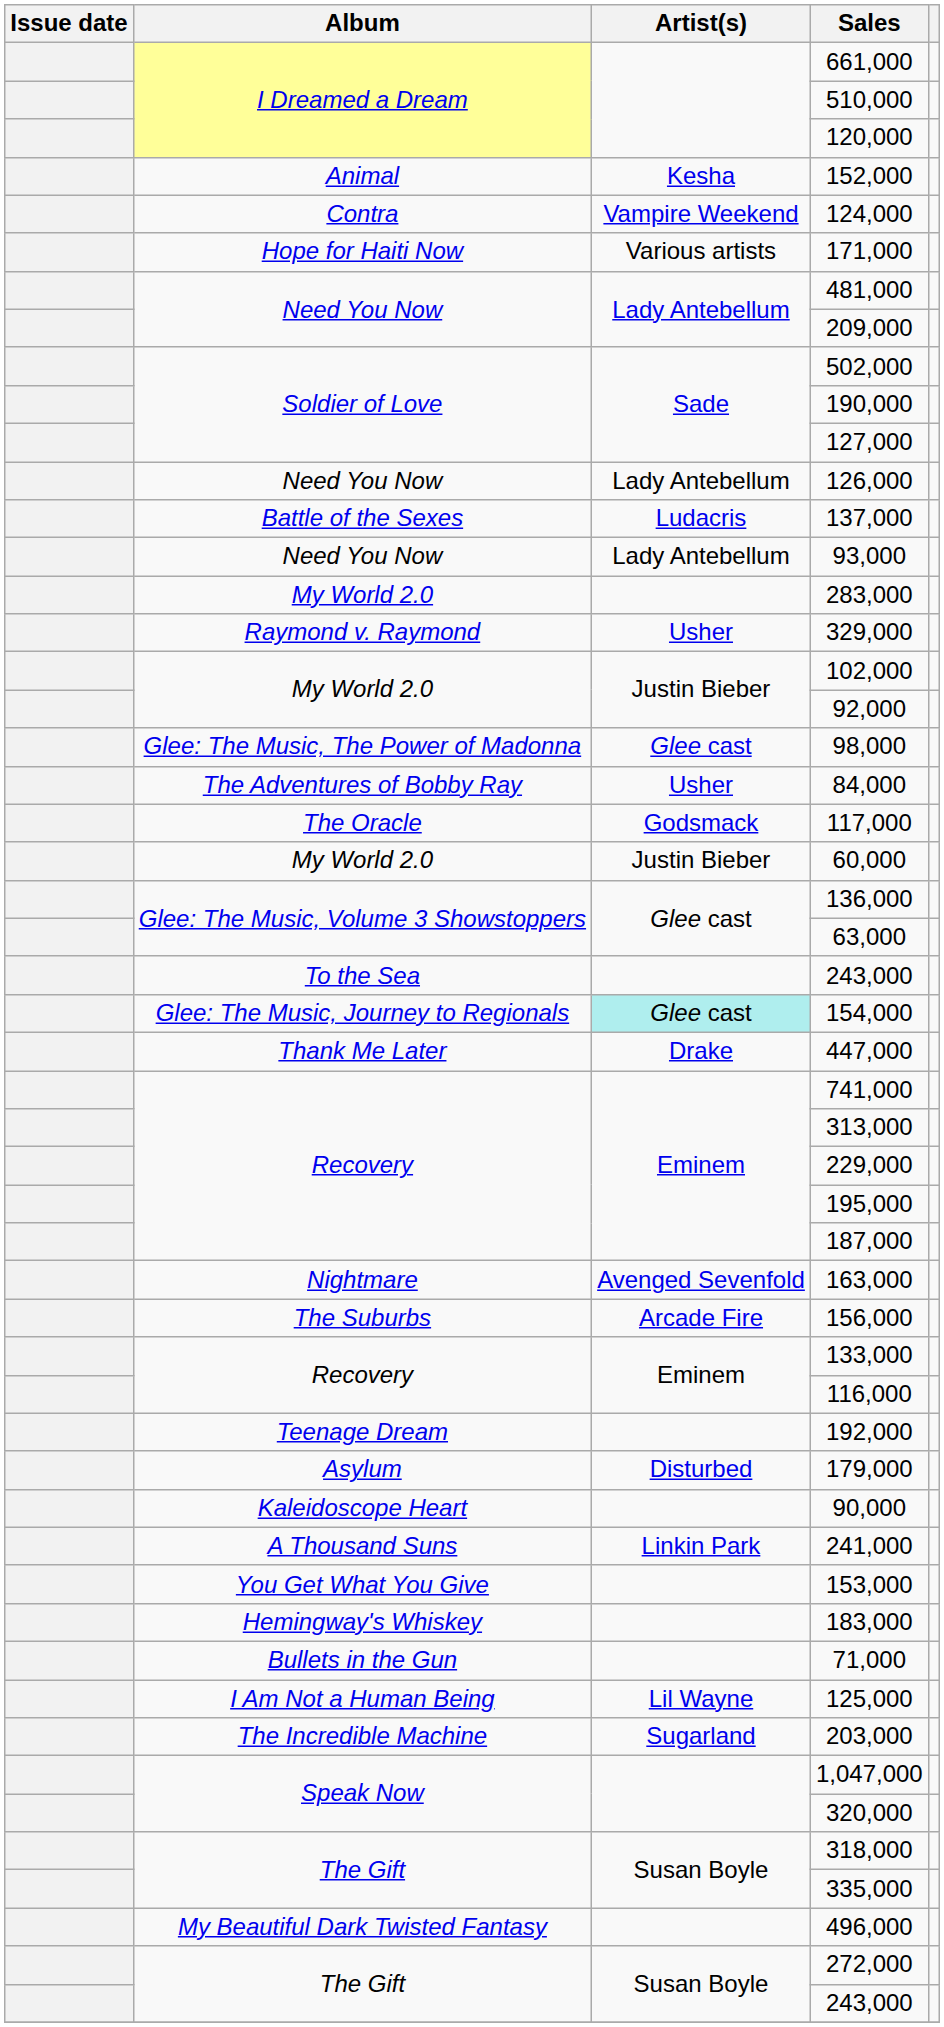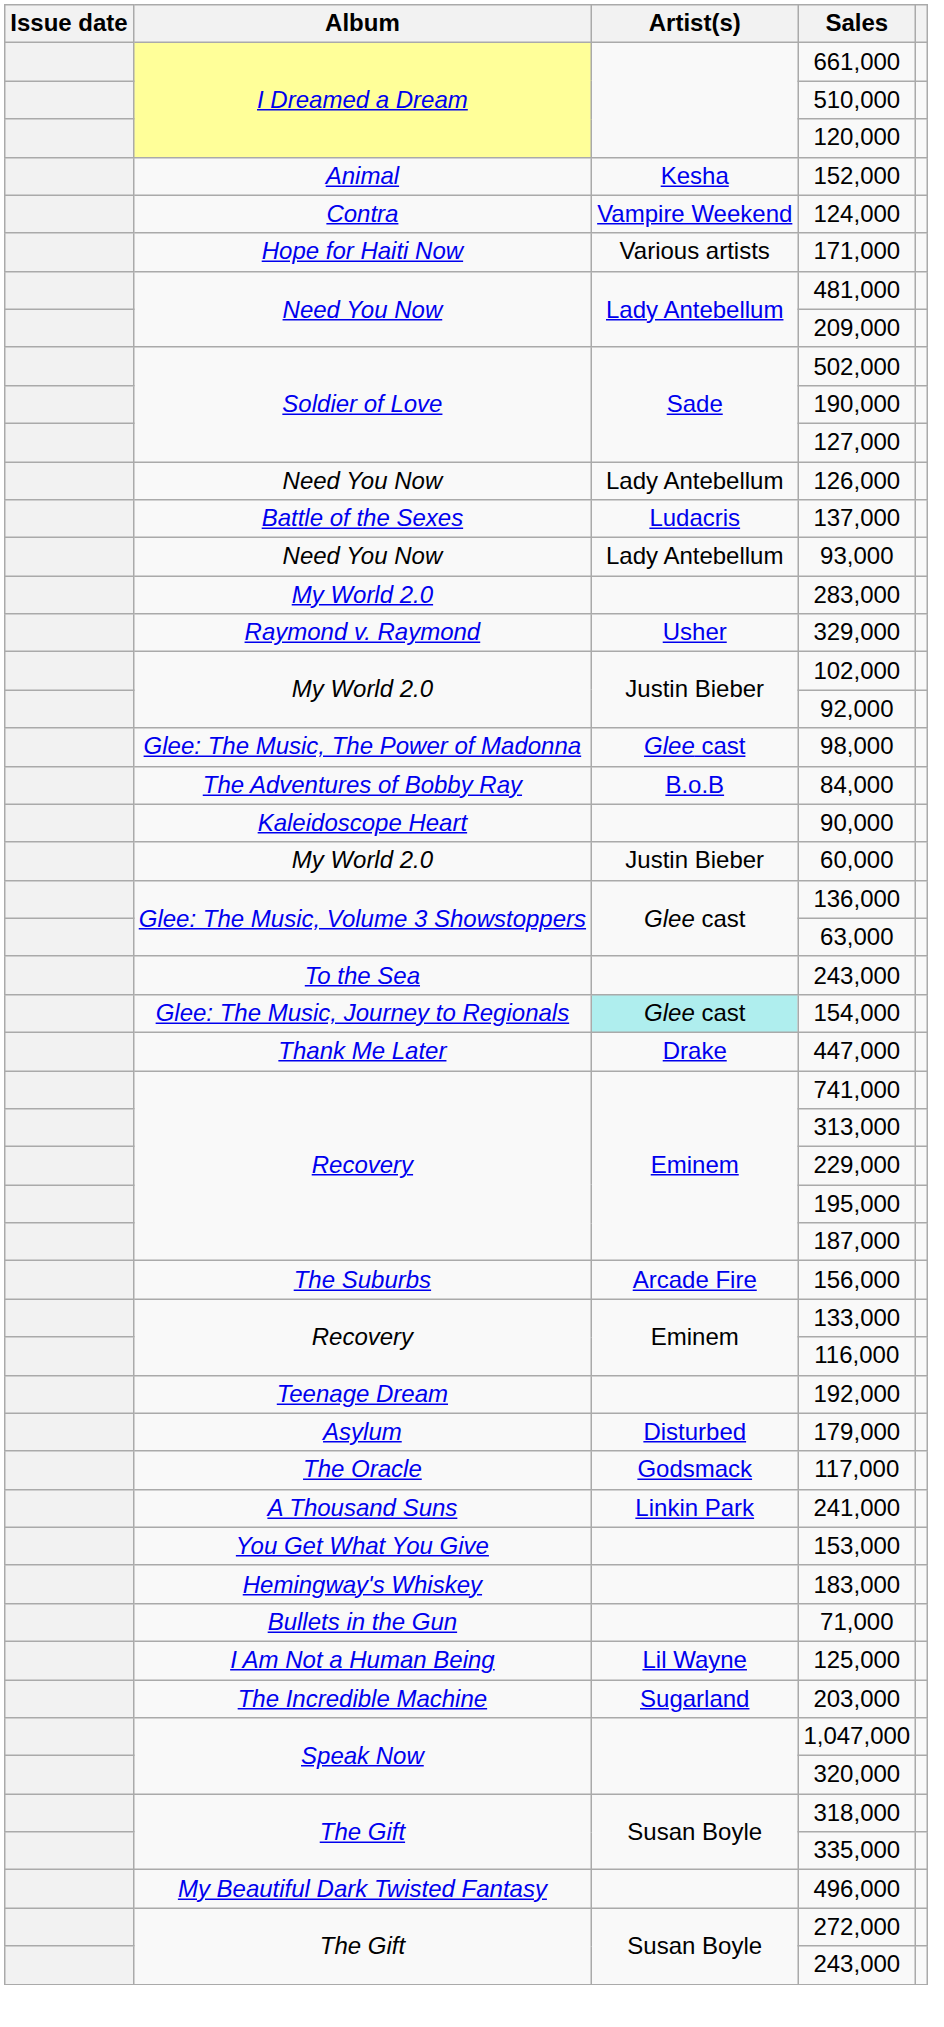(701, 784) Usher -> (695, 784) B.o.B
rows swapped: (362, 822) <-> (362, 1507)
- row: (362, 1279)
